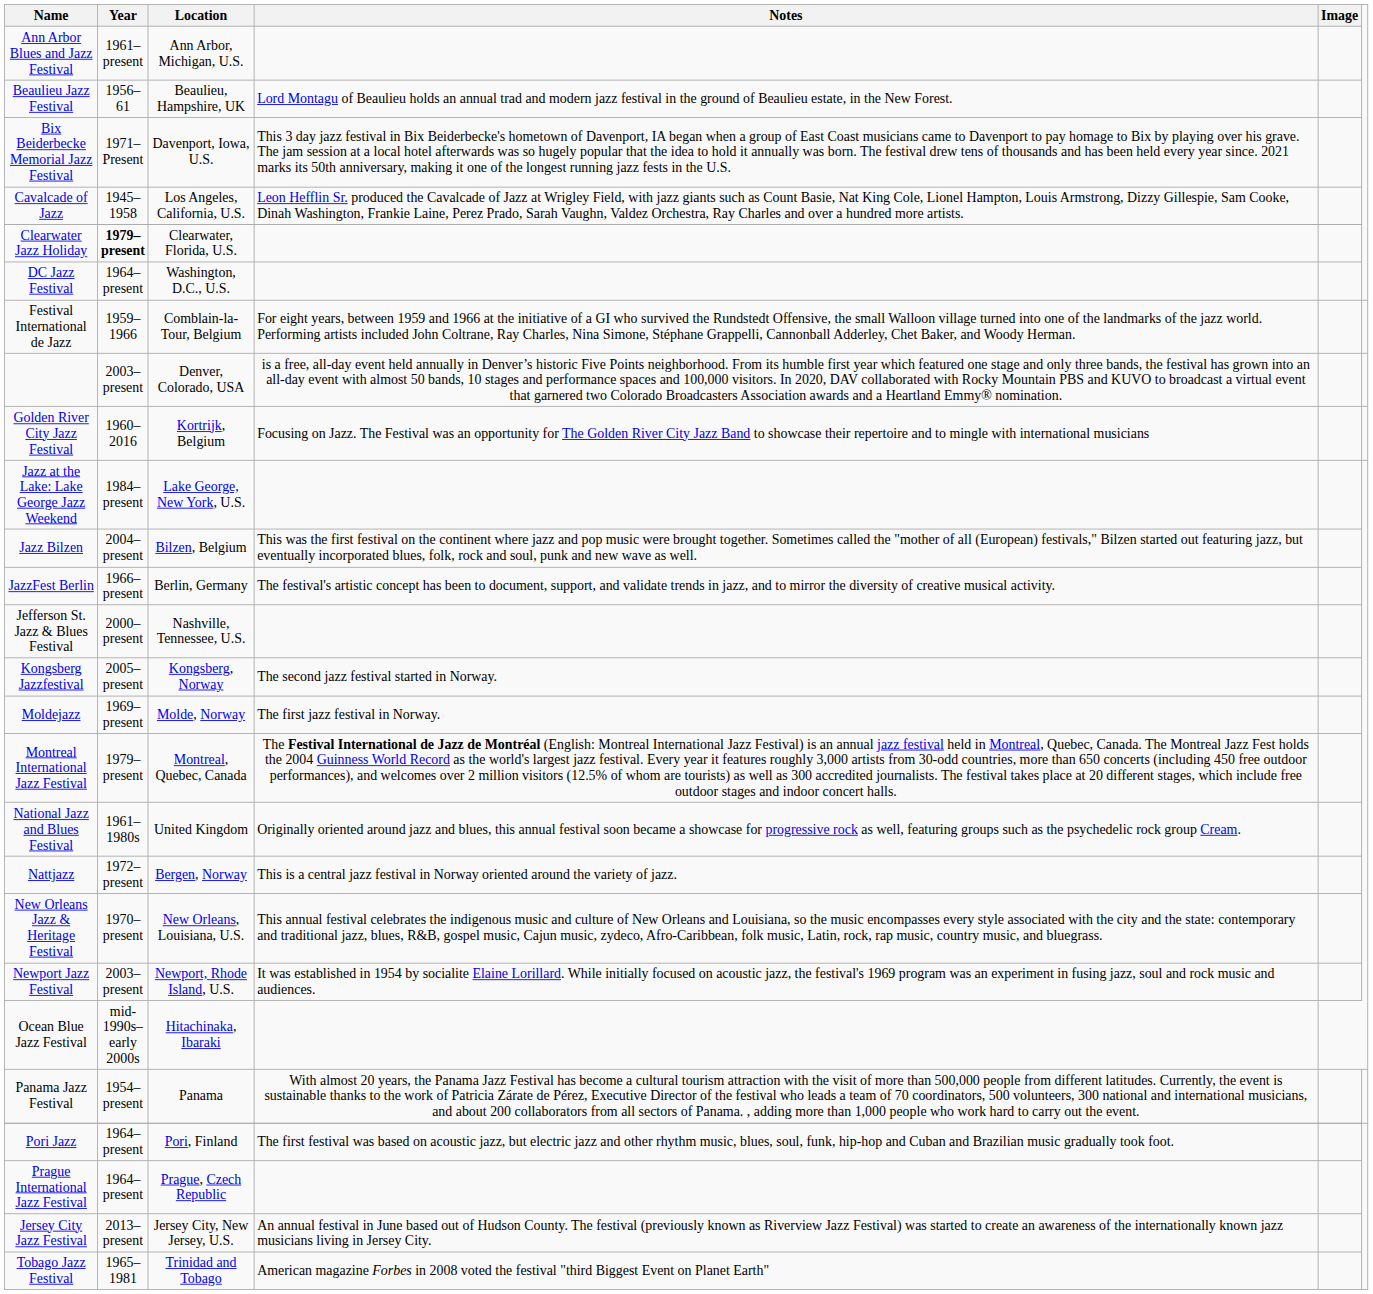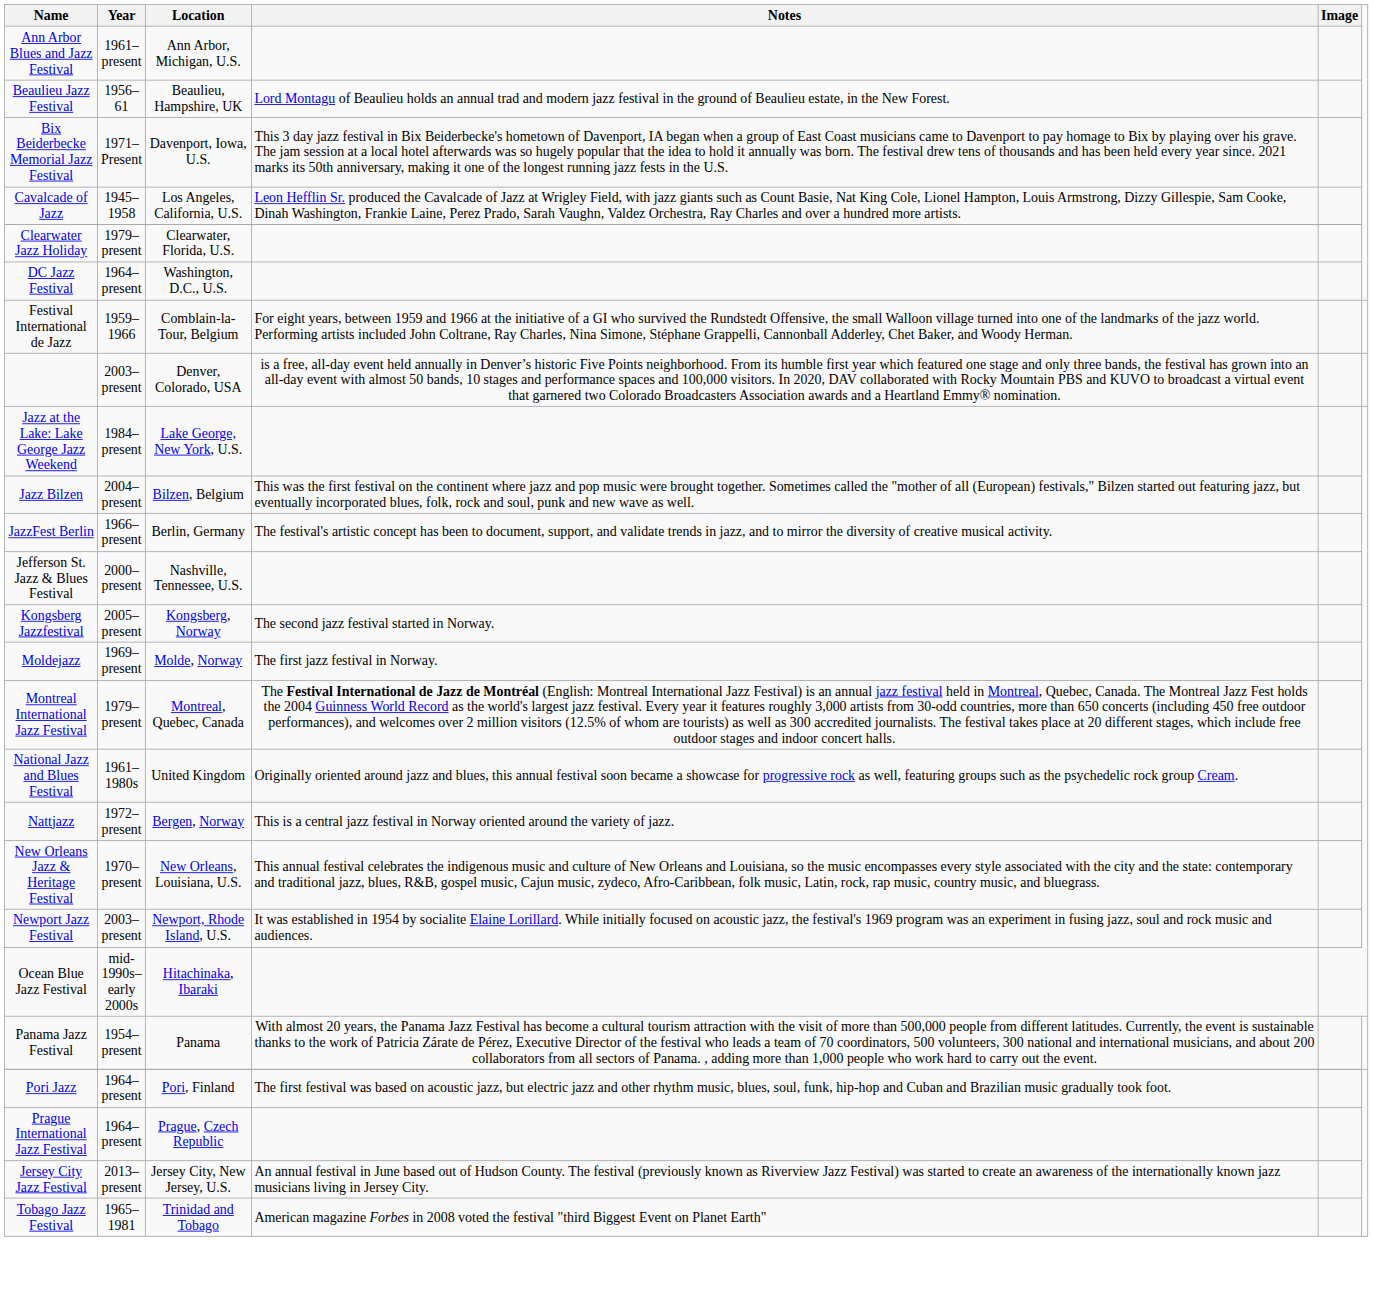(123, 243) bold -> (122, 243) normal
- row: (51, 433)
